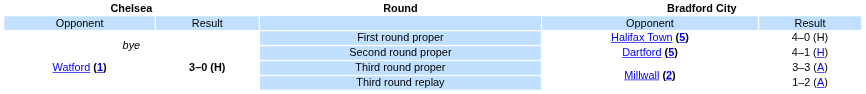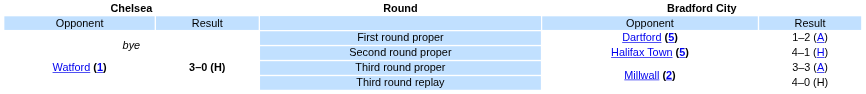(650, 38) Halifax Town (5) -> (650, 38) Dartford (5)
(810, 38) 4–0 (H) -> (810, 38) 1–2 (A)
(650, 53) Dartford (5) -> (650, 53) Halifax Town (5)
(810, 83) 1–2 (A) -> (810, 83) 4–0 (H)
